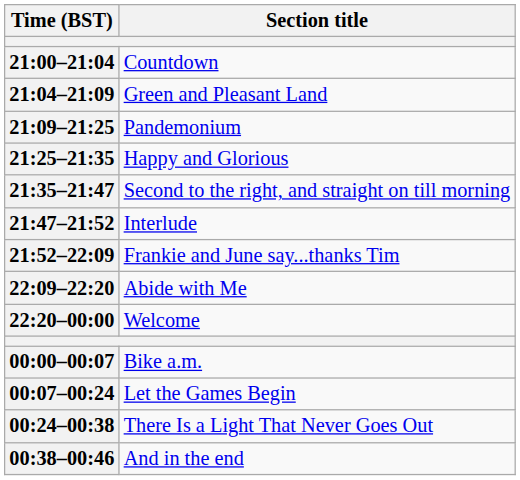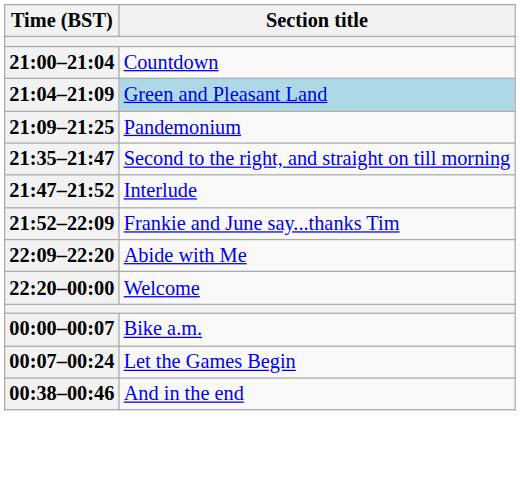(226, 94) no background -> (226, 94) lightblue background
- row: (62, 158)
- row: (62, 426)
